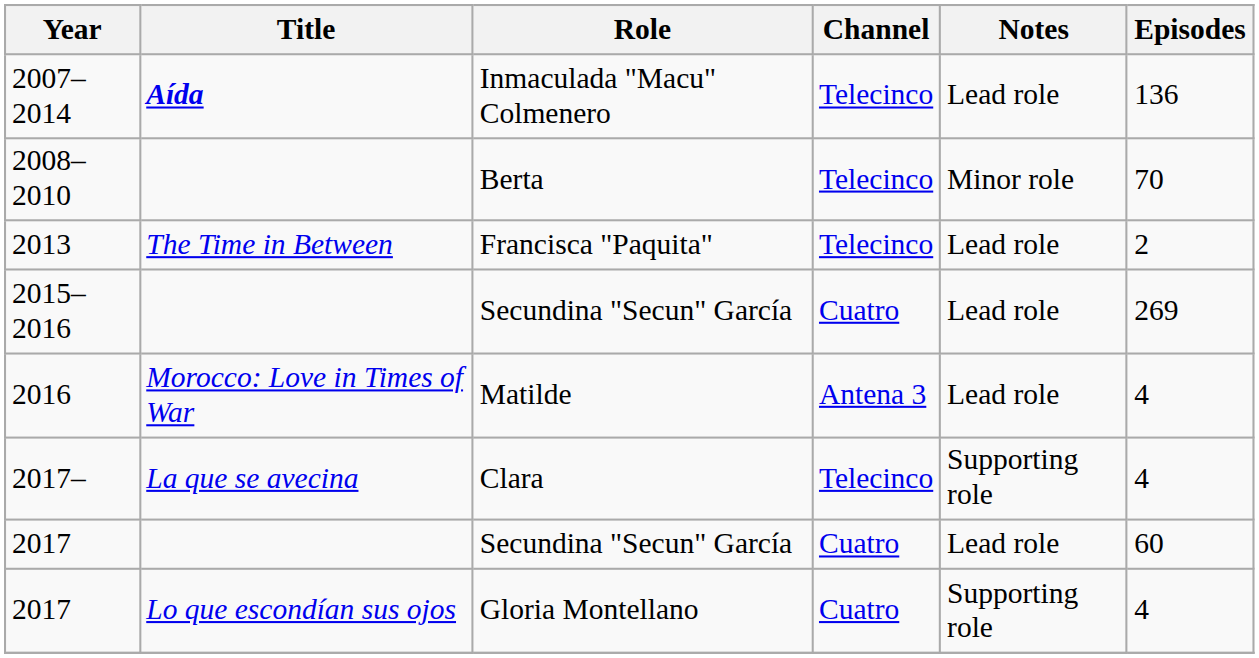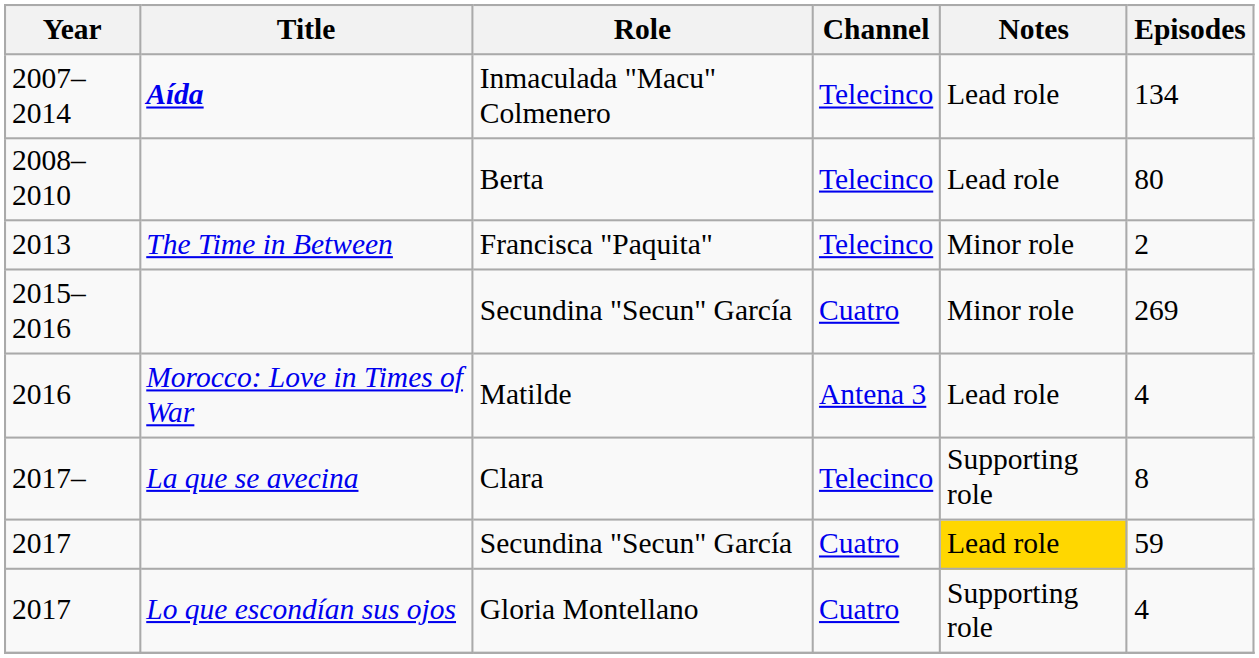(1156, 95) 136 -> (1156, 95) 134
(1011, 178) Minor role -> (1003, 178) Lead role
(1149, 178) 70 -> (1149, 178) 80
(1003, 244) Lead role -> (1011, 244) Minor role
(1003, 311) Lead role -> (1011, 311) Minor role
(1142, 478) 4 -> (1142, 478) 8
(1003, 544) no background -> (1003, 544) gold background
(1149, 544) 60 -> (1149, 544) 59
